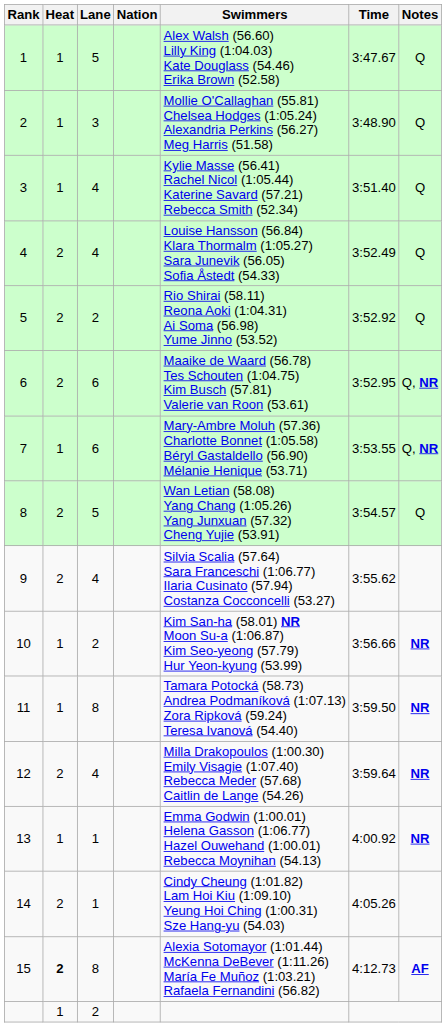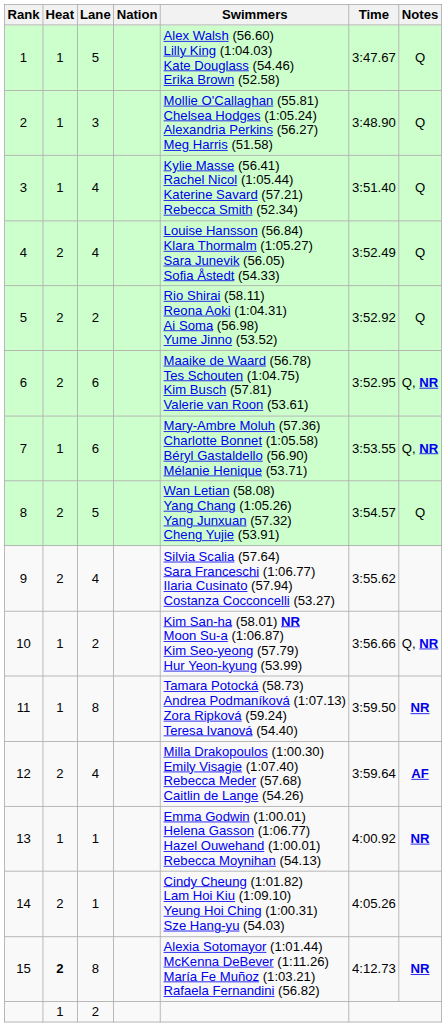(420, 643) NR -> (420, 643) Q, NR
(420, 773) NR -> (420, 773) AF
(420, 969) AF -> (420, 969) NR
